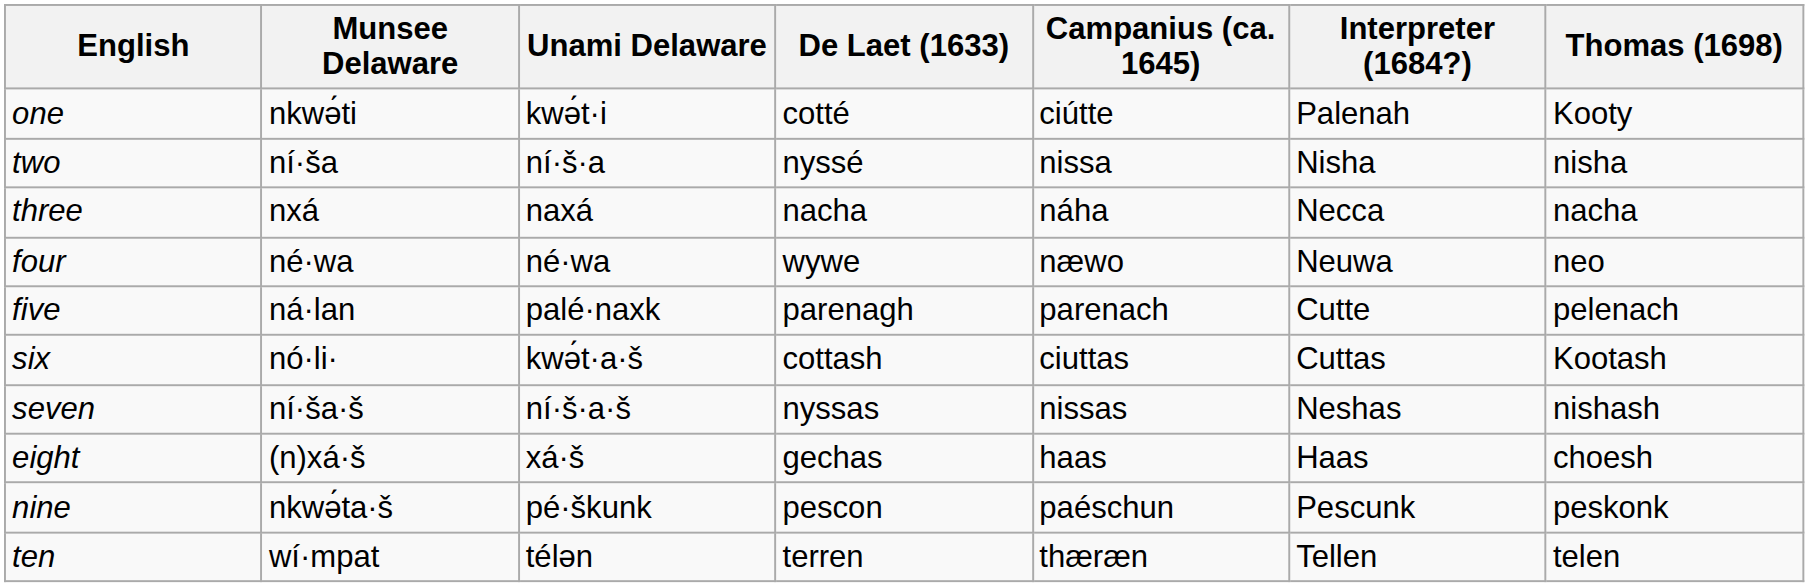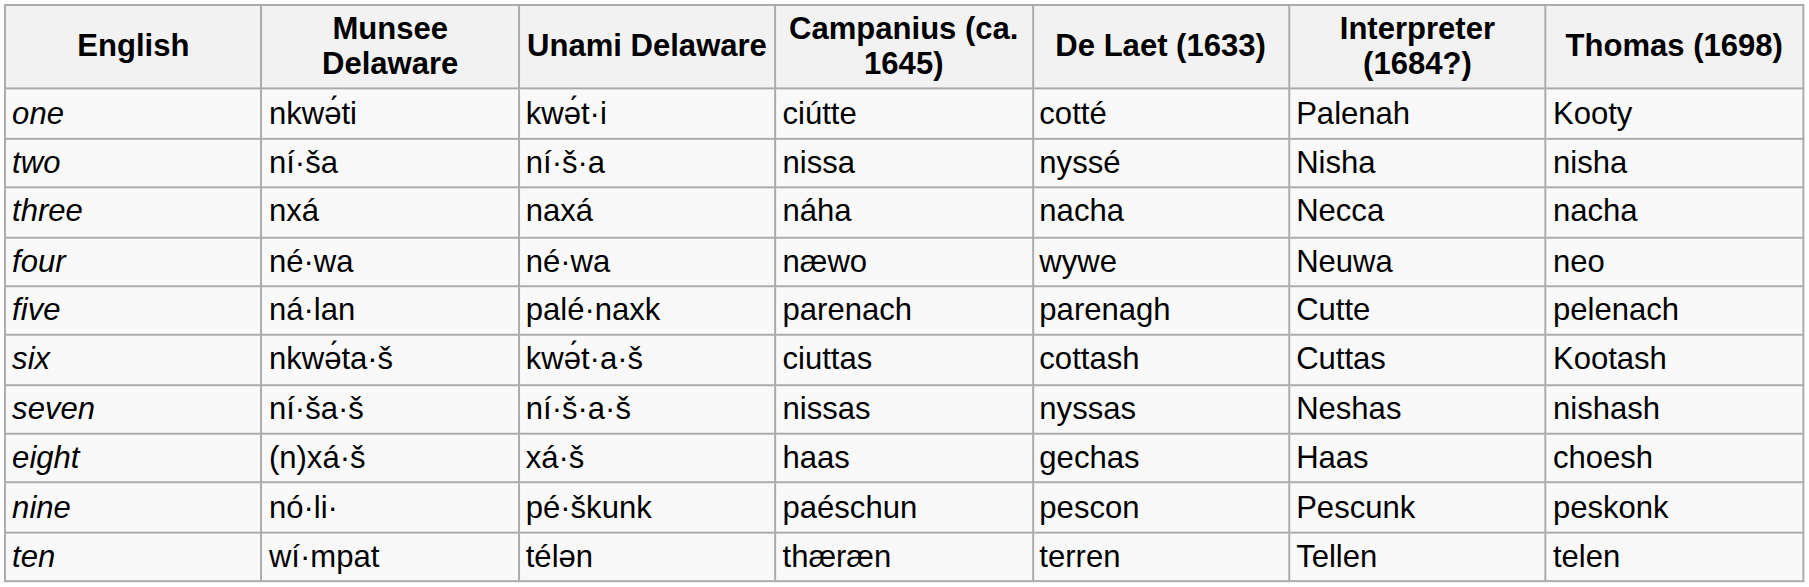columns swapped: (904, 46) <-> (1161, 46)
(303, 359) nó·li· -> (331, 359) nkwə́ta·š
(331, 507) nkwə́ta·š -> (303, 507) nó·li·
